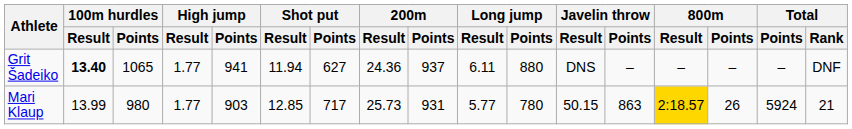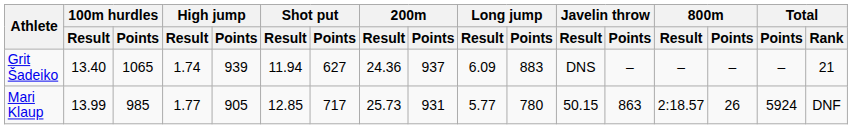(89, 68) bold -> (89, 68) normal
(187, 68) 1.77 -> (187, 68) 1.74
(236, 68) 941 -> (236, 68) 939
(482, 68) 6.11 -> (482, 68) 6.09
(532, 68) 880 -> (532, 68) 883
(827, 68) DNF -> (827, 68) 21
(138, 105) 980 -> (138, 105) 985
(236, 105) 903 -> (236, 105) 905
(681, 105) gold background -> (681, 105) no background
(827, 105) 21 -> (827, 105) DNF
